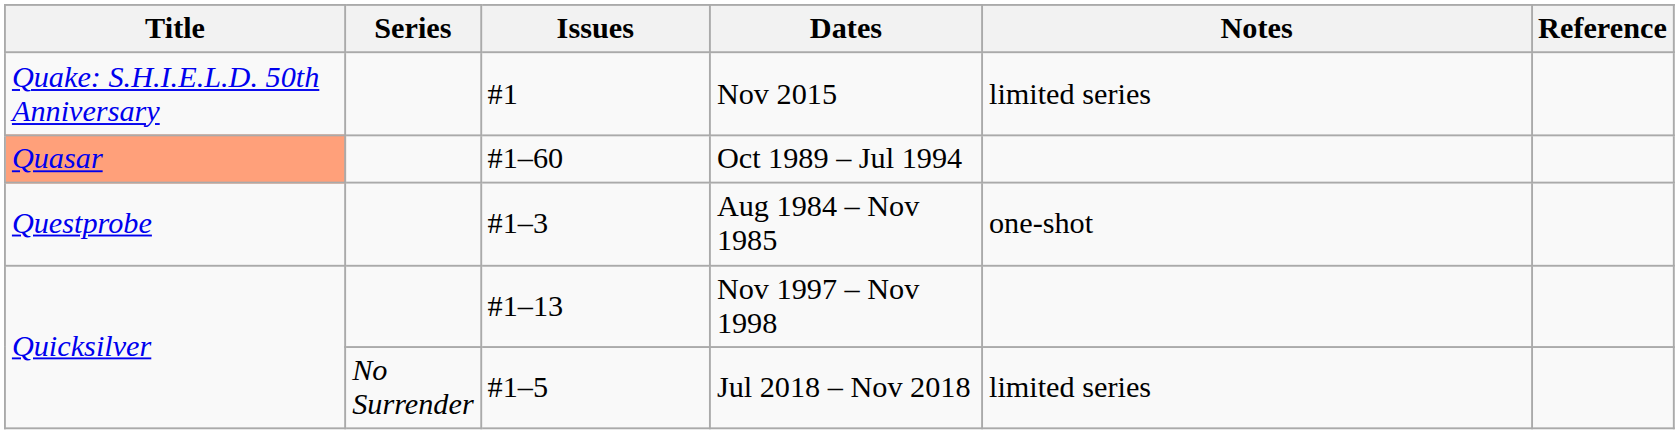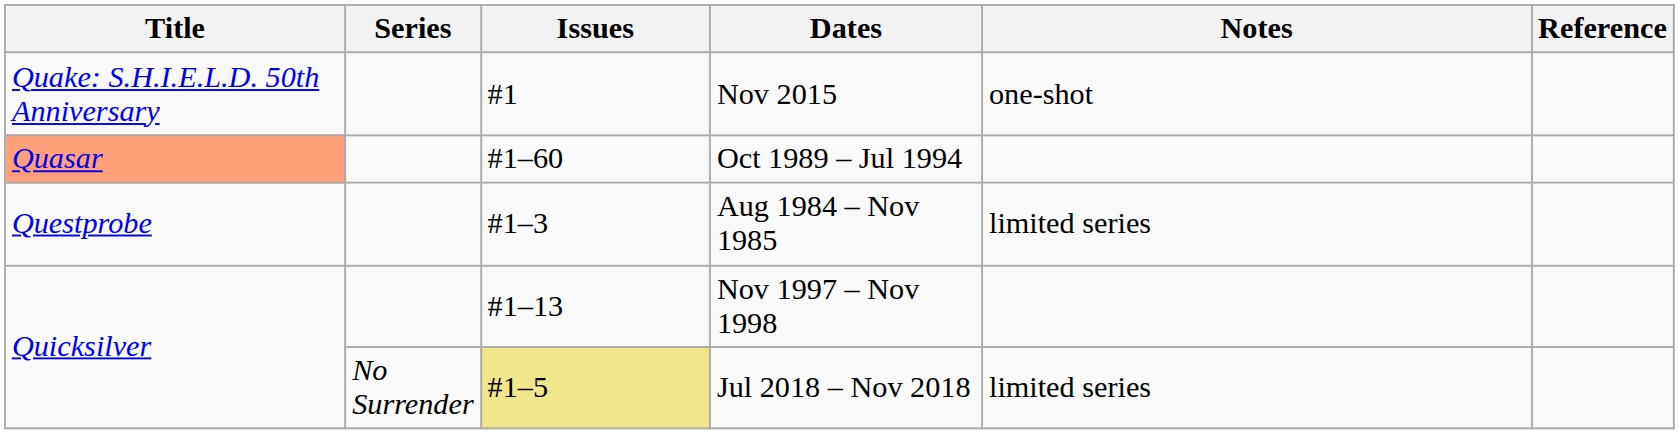(1070, 93) limited series -> (1041, 93) one-shot
(1041, 223) one-shot -> (1070, 223) limited series
(518, 387) no background -> (518, 387) khaki background
